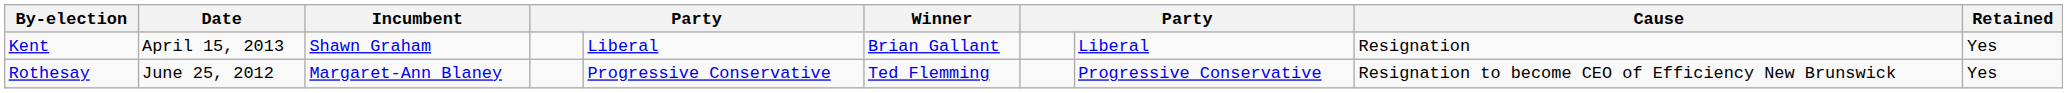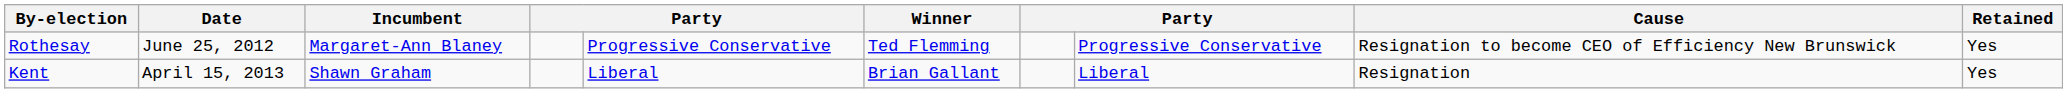rows swapped: (29, 46) <-> (49, 74)
